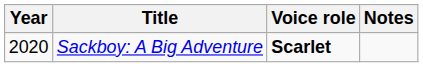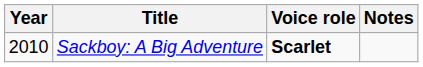(29, 47) 2020 -> (29, 47) 2010
